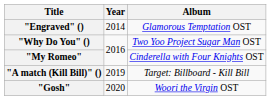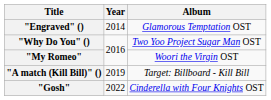(197, 57) Cinderella with Four Knights OST -> (197, 57) Woori the Virgin OST
(115, 88) 2020 -> (115, 88) 2022
(197, 88) Woori the Virgin OST -> (197, 88) Cinderella with Four Knights OST
